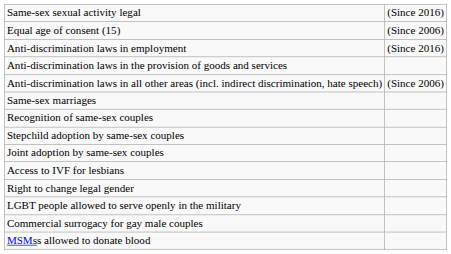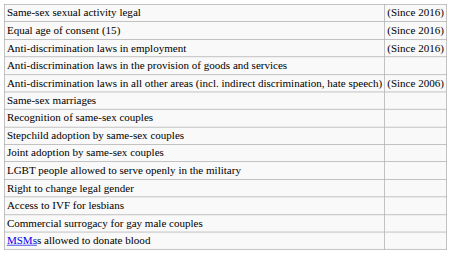(416, 30) (Since 2006) -> (416, 30) (Since 2016)
rows swapped: (124, 205) <-> (65, 170)
